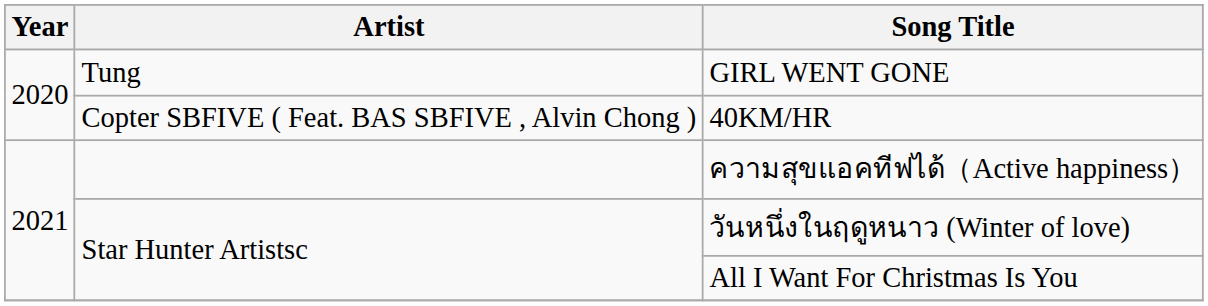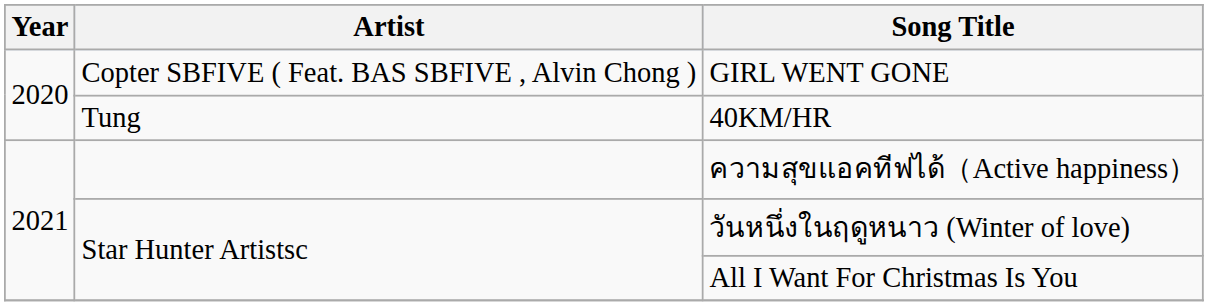(111, 72) Tung -> (389, 72) Copter SBFIVE ( Feat. BAS SBFIVE , Alvin Chong )
(389, 117) Copter SBFIVE ( Feat. BAS SBFIVE , Alvin Chong ) -> (111, 117) Tung
